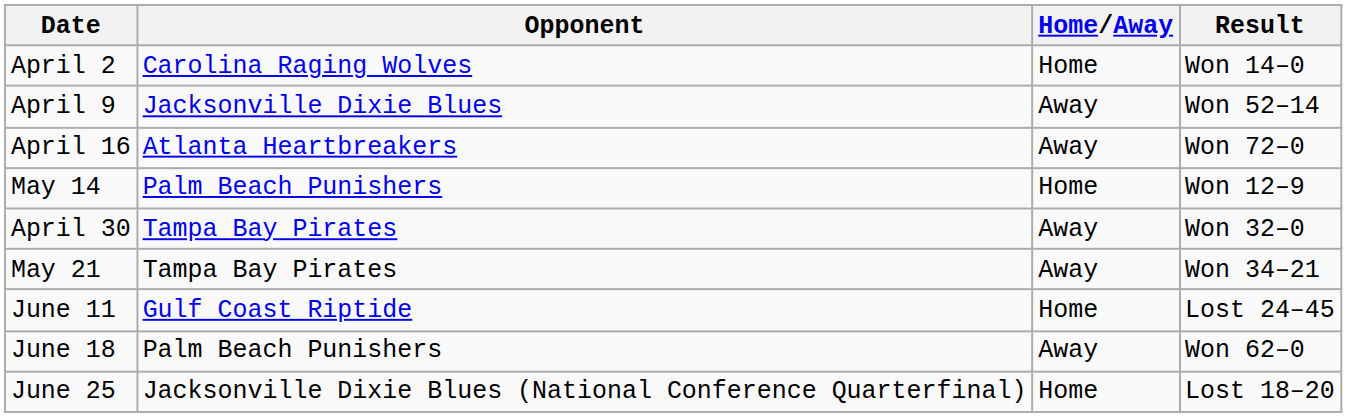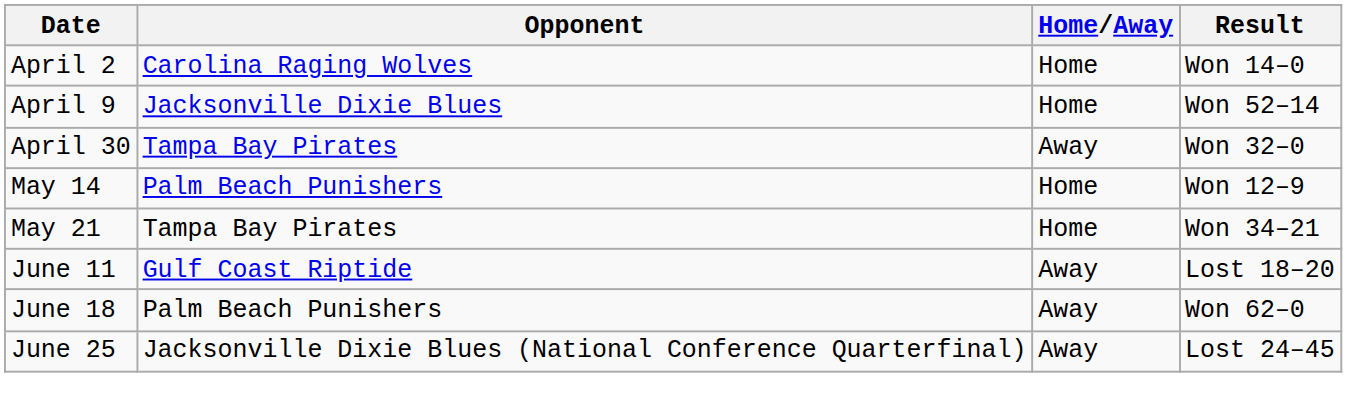(1068, 107) Away -> (1068, 107) Home
- row: (71, 147)
rows swapped: (71, 229) <-> (56, 188)
(1068, 269) Away -> (1068, 229) Home
(1068, 310) Home -> (1068, 269) Away
(1260, 310) Lost 24–45 -> (1260, 269) Lost 18–20
(1068, 391) Home -> (1068, 351) Away
(1260, 391) Lost 18–20 -> (1260, 351) Lost 24–45
